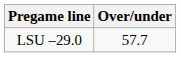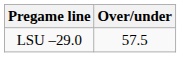(135, 39) 57.7 -> (135, 39) 57.5
